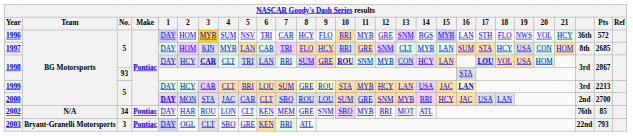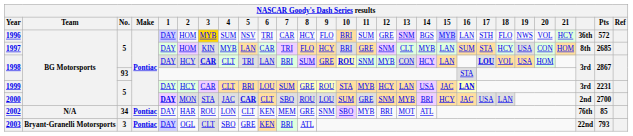(365, 36) MYB -> (366, 36) SUM
(603, 86) 2213 -> (604, 86) 2231
(248, 99) normal -> (248, 99) bold
